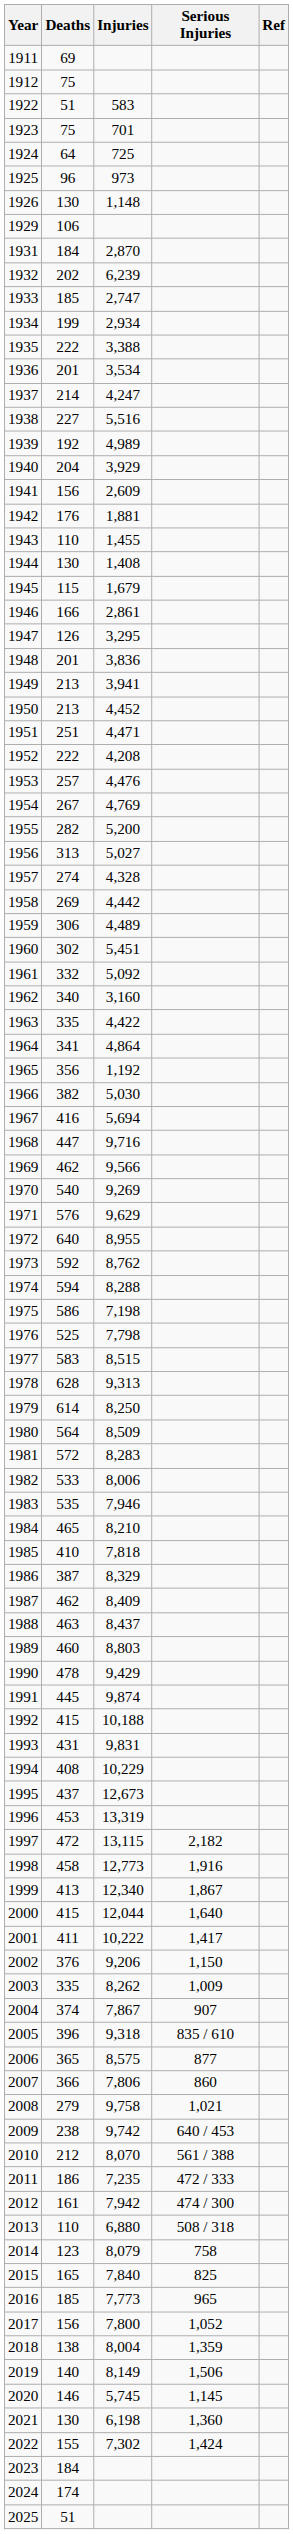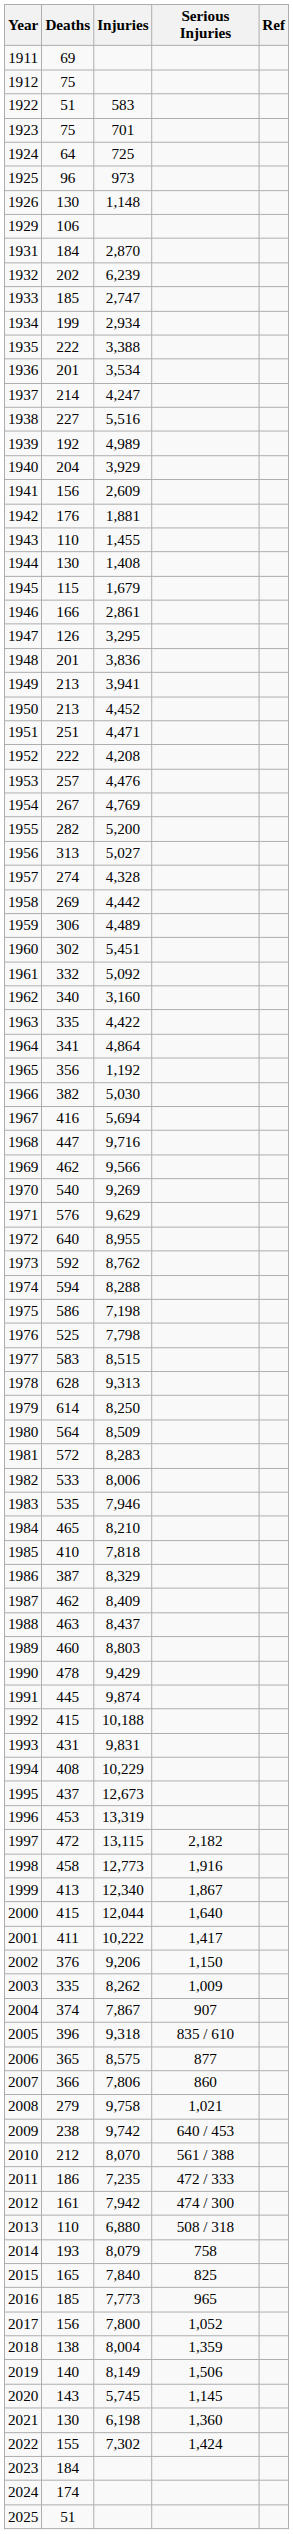(68, 2251) 123 -> (68, 2251) 193
(68, 2396) 146 -> (68, 2396) 143
